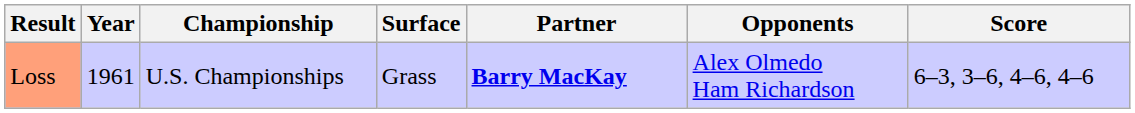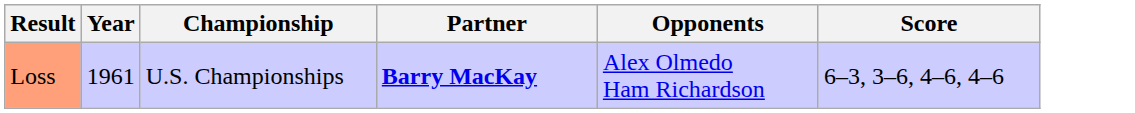- column: (421, 23)
